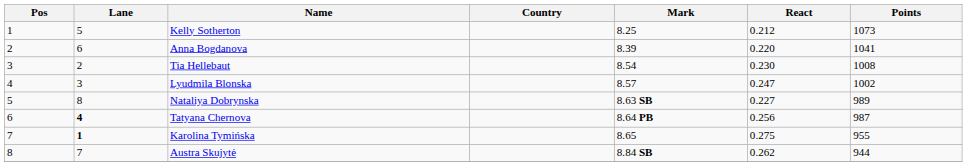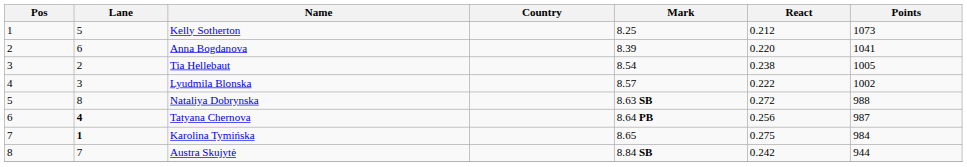(762, 65) 0.230 -> (762, 65) 0.238
(864, 65) 1008 -> (864, 65) 1005
(762, 83) 0.247 -> (762, 83) 0.222
(762, 100) 0.227 -> (762, 100) 0.272
(861, 100) 989 -> (861, 100) 988
(861, 135) 955 -> (861, 135) 984
(762, 153) 0.262 -> (762, 153) 0.242
